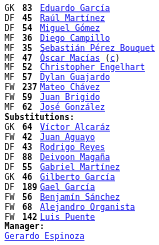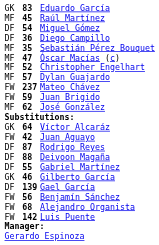(10, 18) DF -> (10, 18) MF
(10, 38) MF -> (10, 38) DF
(27, 147) 43 -> (27, 147) 87
(30, 187) 189 -> (30, 187) 139
